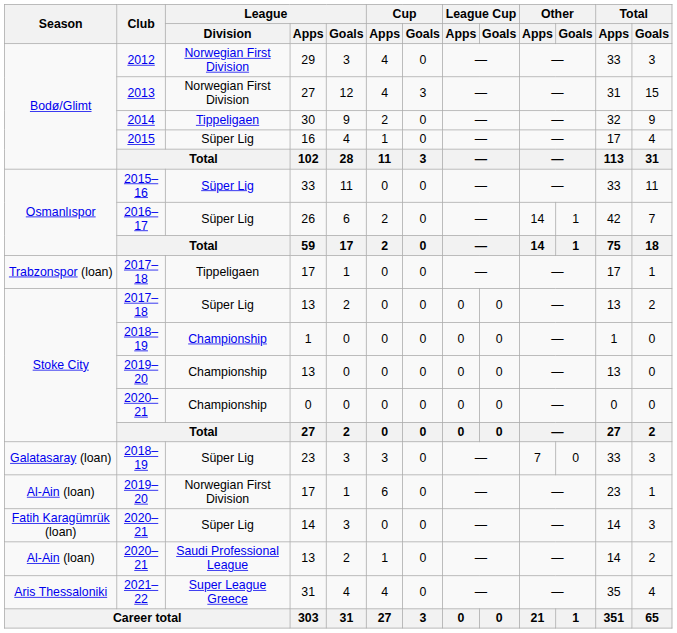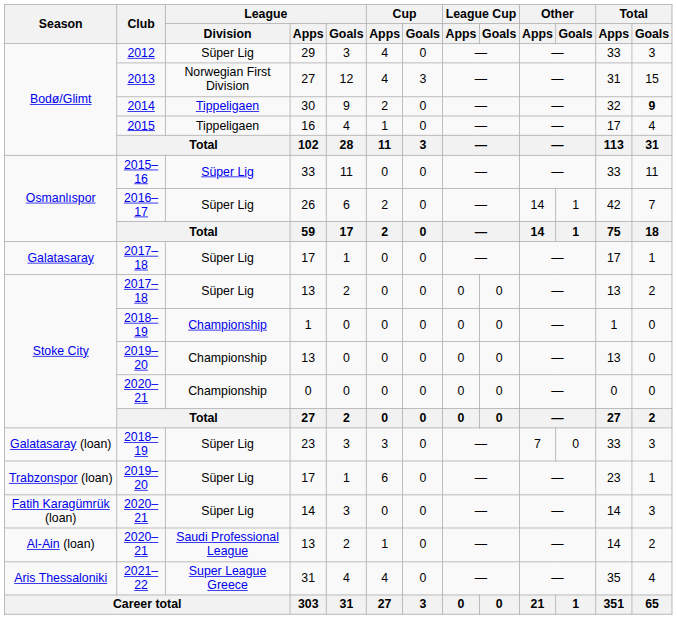(228, 60) Norwegian First Division -> (228, 53) Süper Lig
(652, 120) normal -> (652, 106) bold
(228, 139) Süper Lig -> (228, 125) Tippeligaen
(61, 272) Trabzonspor (loan) -> (61, 258) Galatasaray
(228, 272) Tippeligaen -> (228, 258) Süper Lig
(61, 491) Al-Ain (loan) -> (61, 478) Trabzonspor (loan)
(228, 491) Norwegian First Division -> (228, 478) Süper Lig
